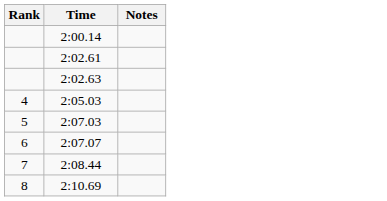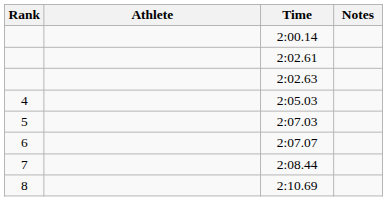+ column: (152, 15)
